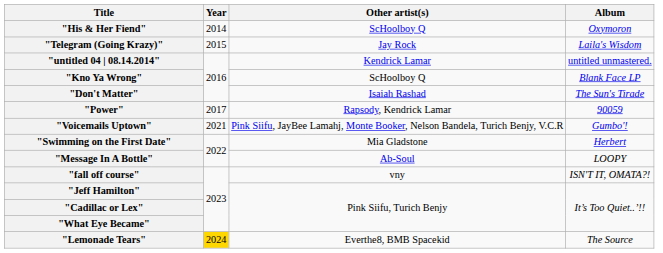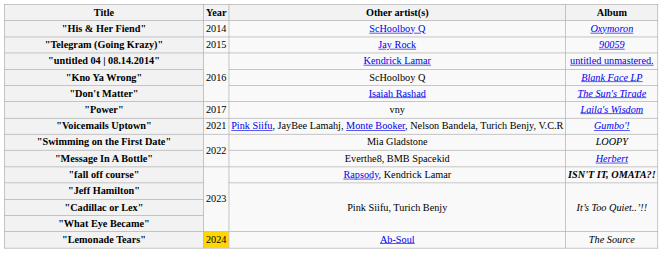(610, 45) Laila's Wisdom -> (612, 45) 90059
(397, 110) Rapsody, Kendrick Lamar -> (397, 110) vny
(610, 110) 90059 -> (612, 110) Laila's Wisdom
(610, 142) Herbert -> (612, 142) LOOPY
(397, 158) Ab-Soul -> (397, 158) Everthe8, BMB Spacekid
(610, 158) LOOPY -> (612, 158) Herbert
(397, 175) vny -> (397, 175) Rapsody, Kendrick Lamar
(610, 175) normal -> (612, 175) bold
(397, 239) Everthe8, BMB Spacekid -> (397, 239) Ab-Soul
